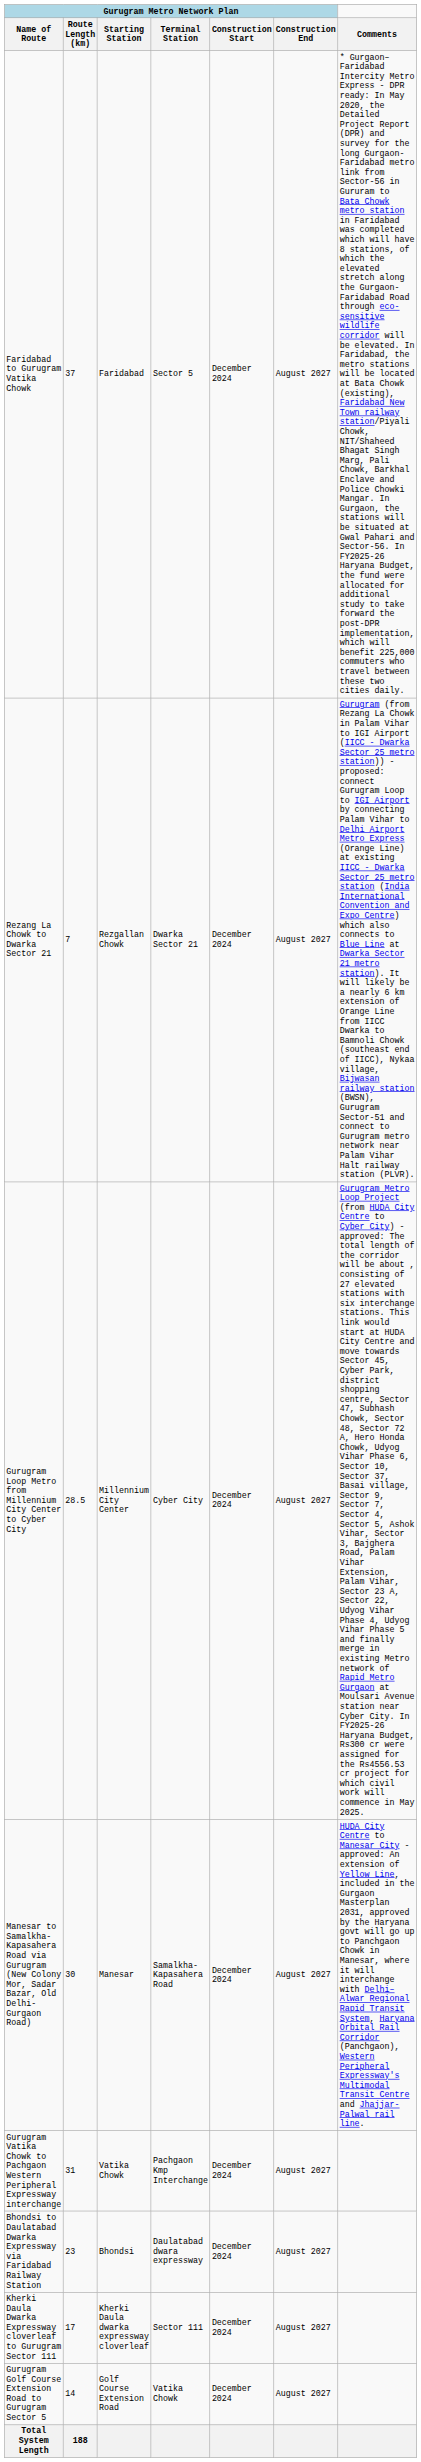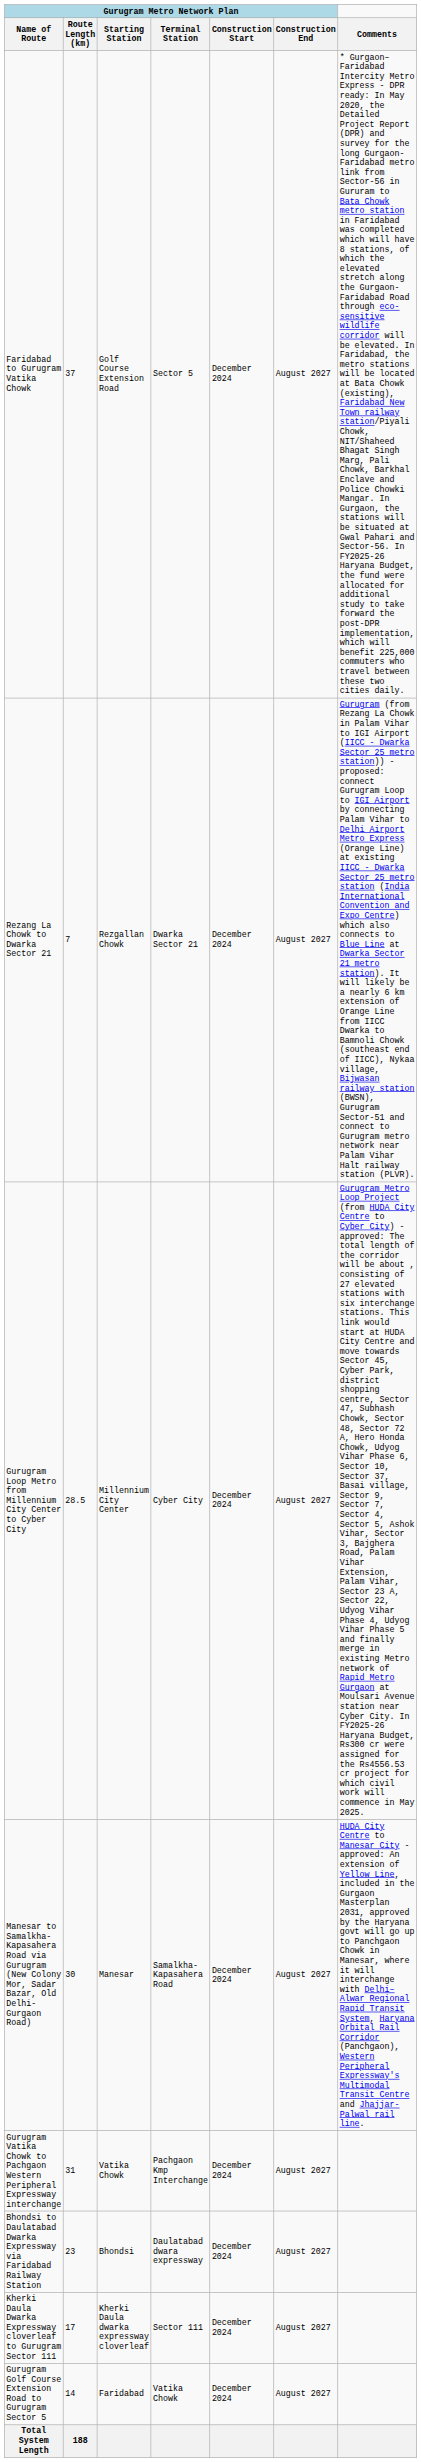(122, 374) Faridabad -> (122, 374) Golf Course Extension Road
(122, 2394) Golf Course Extension Road -> (122, 2394) Faridabad
